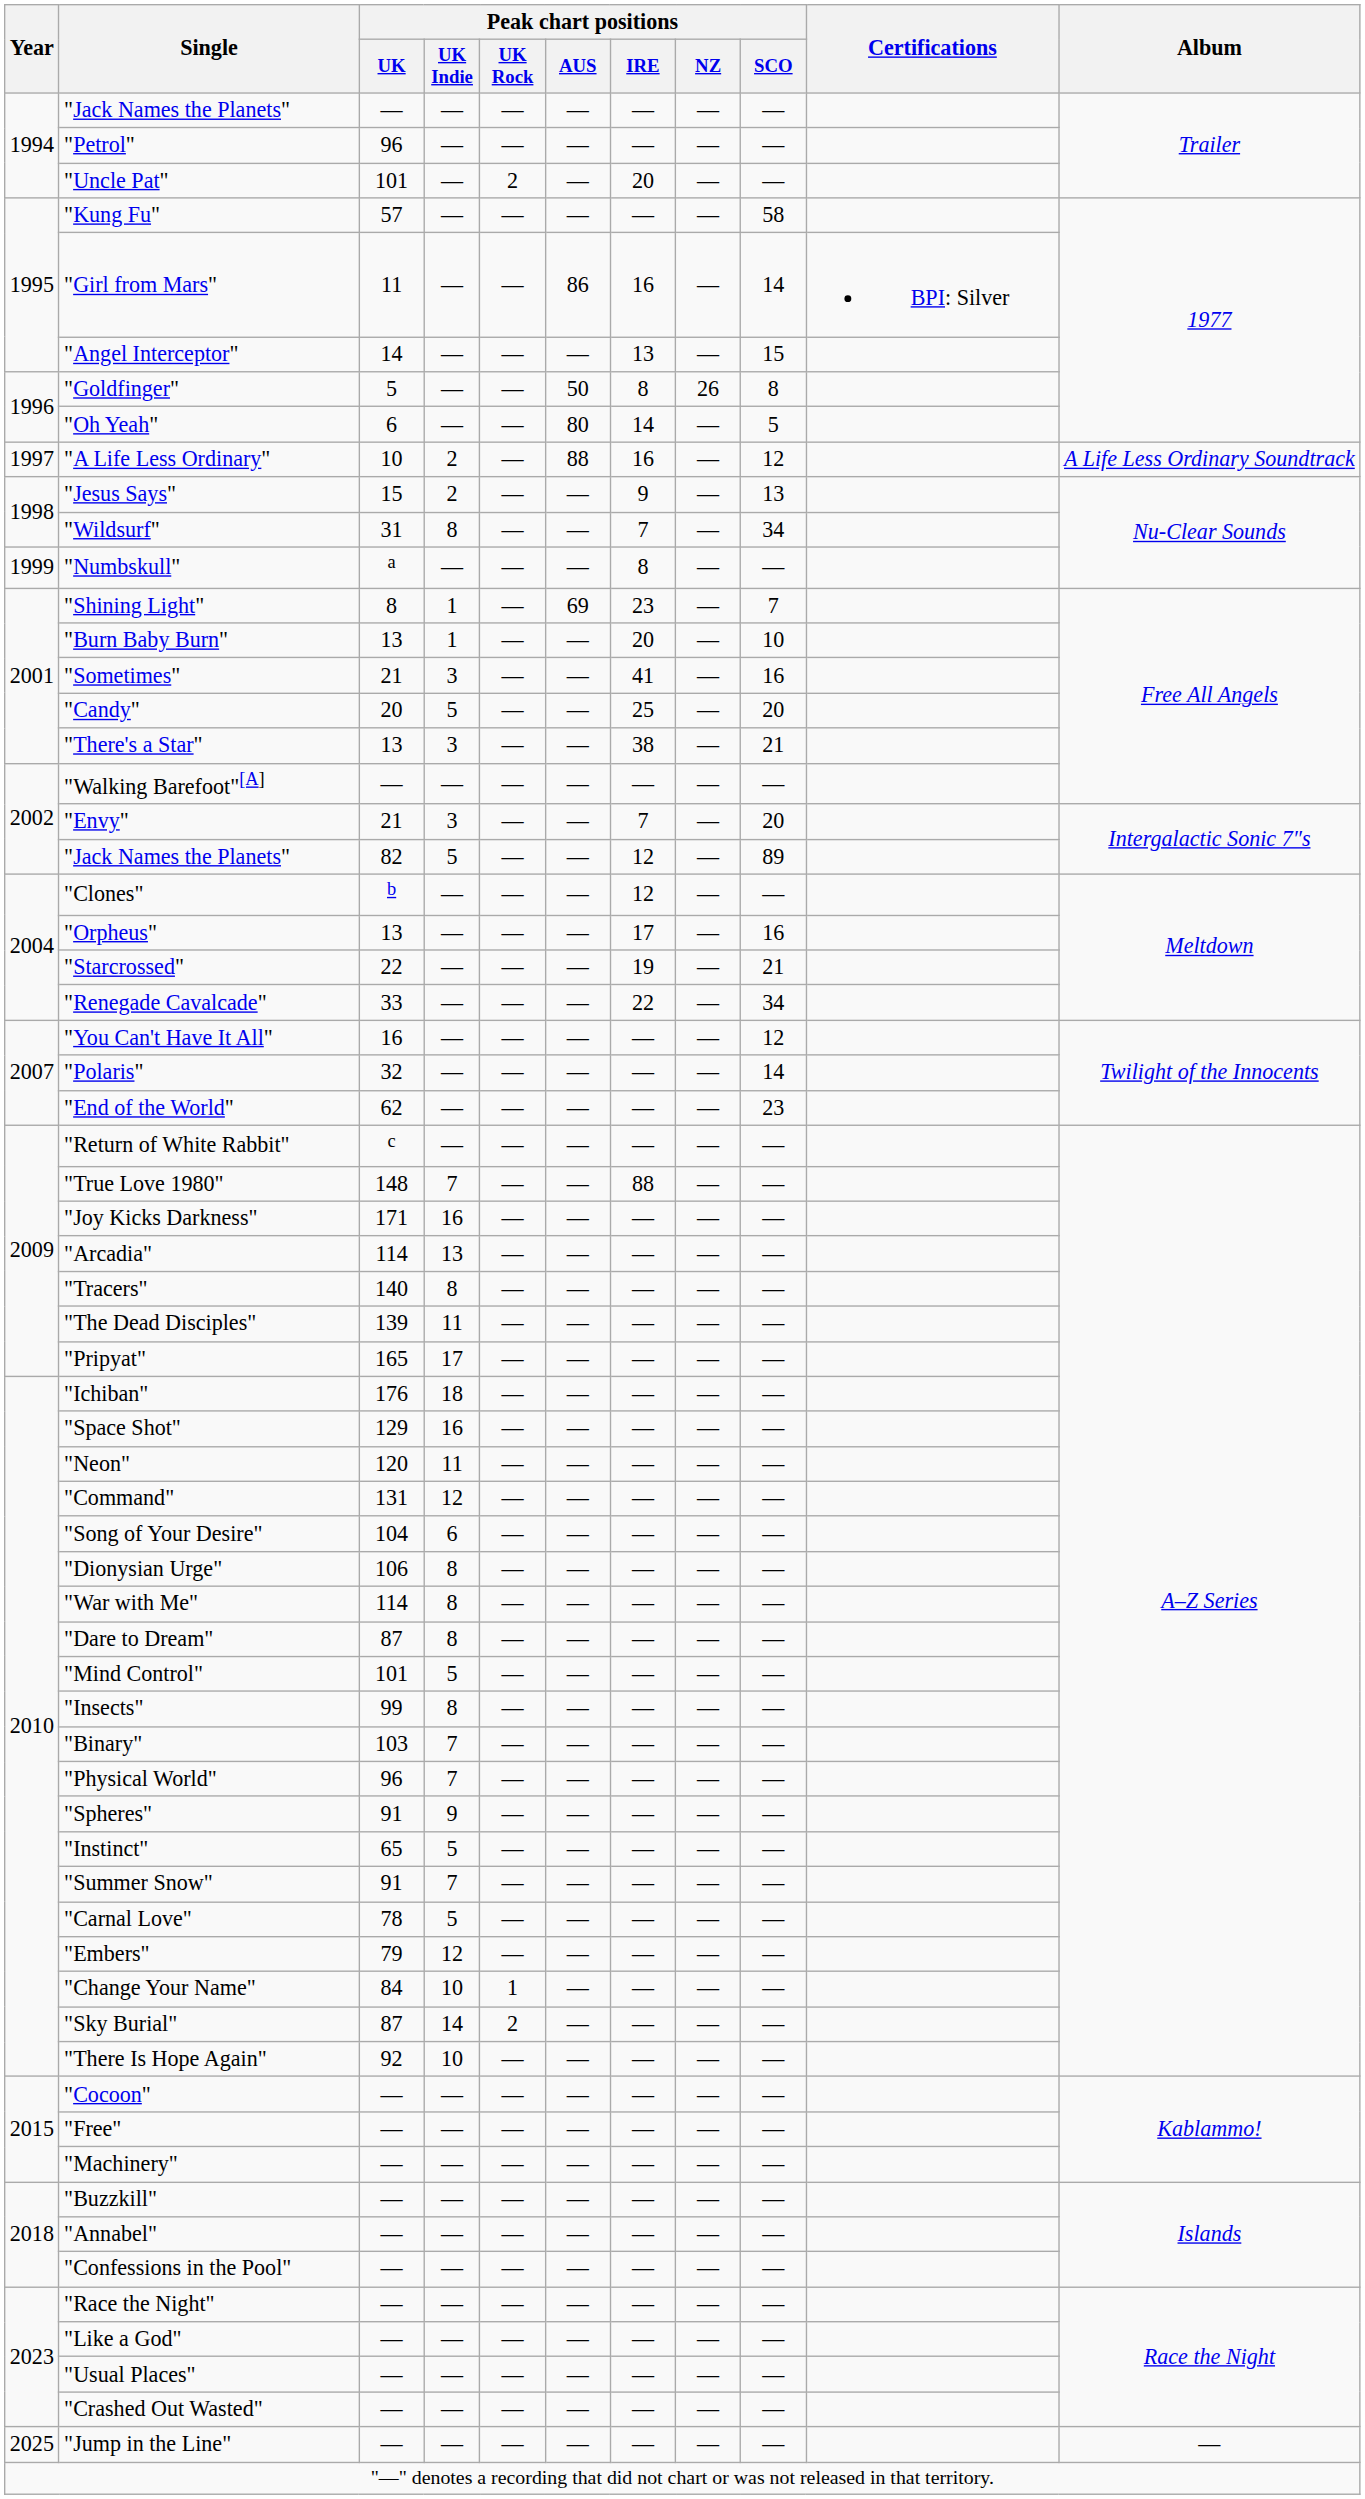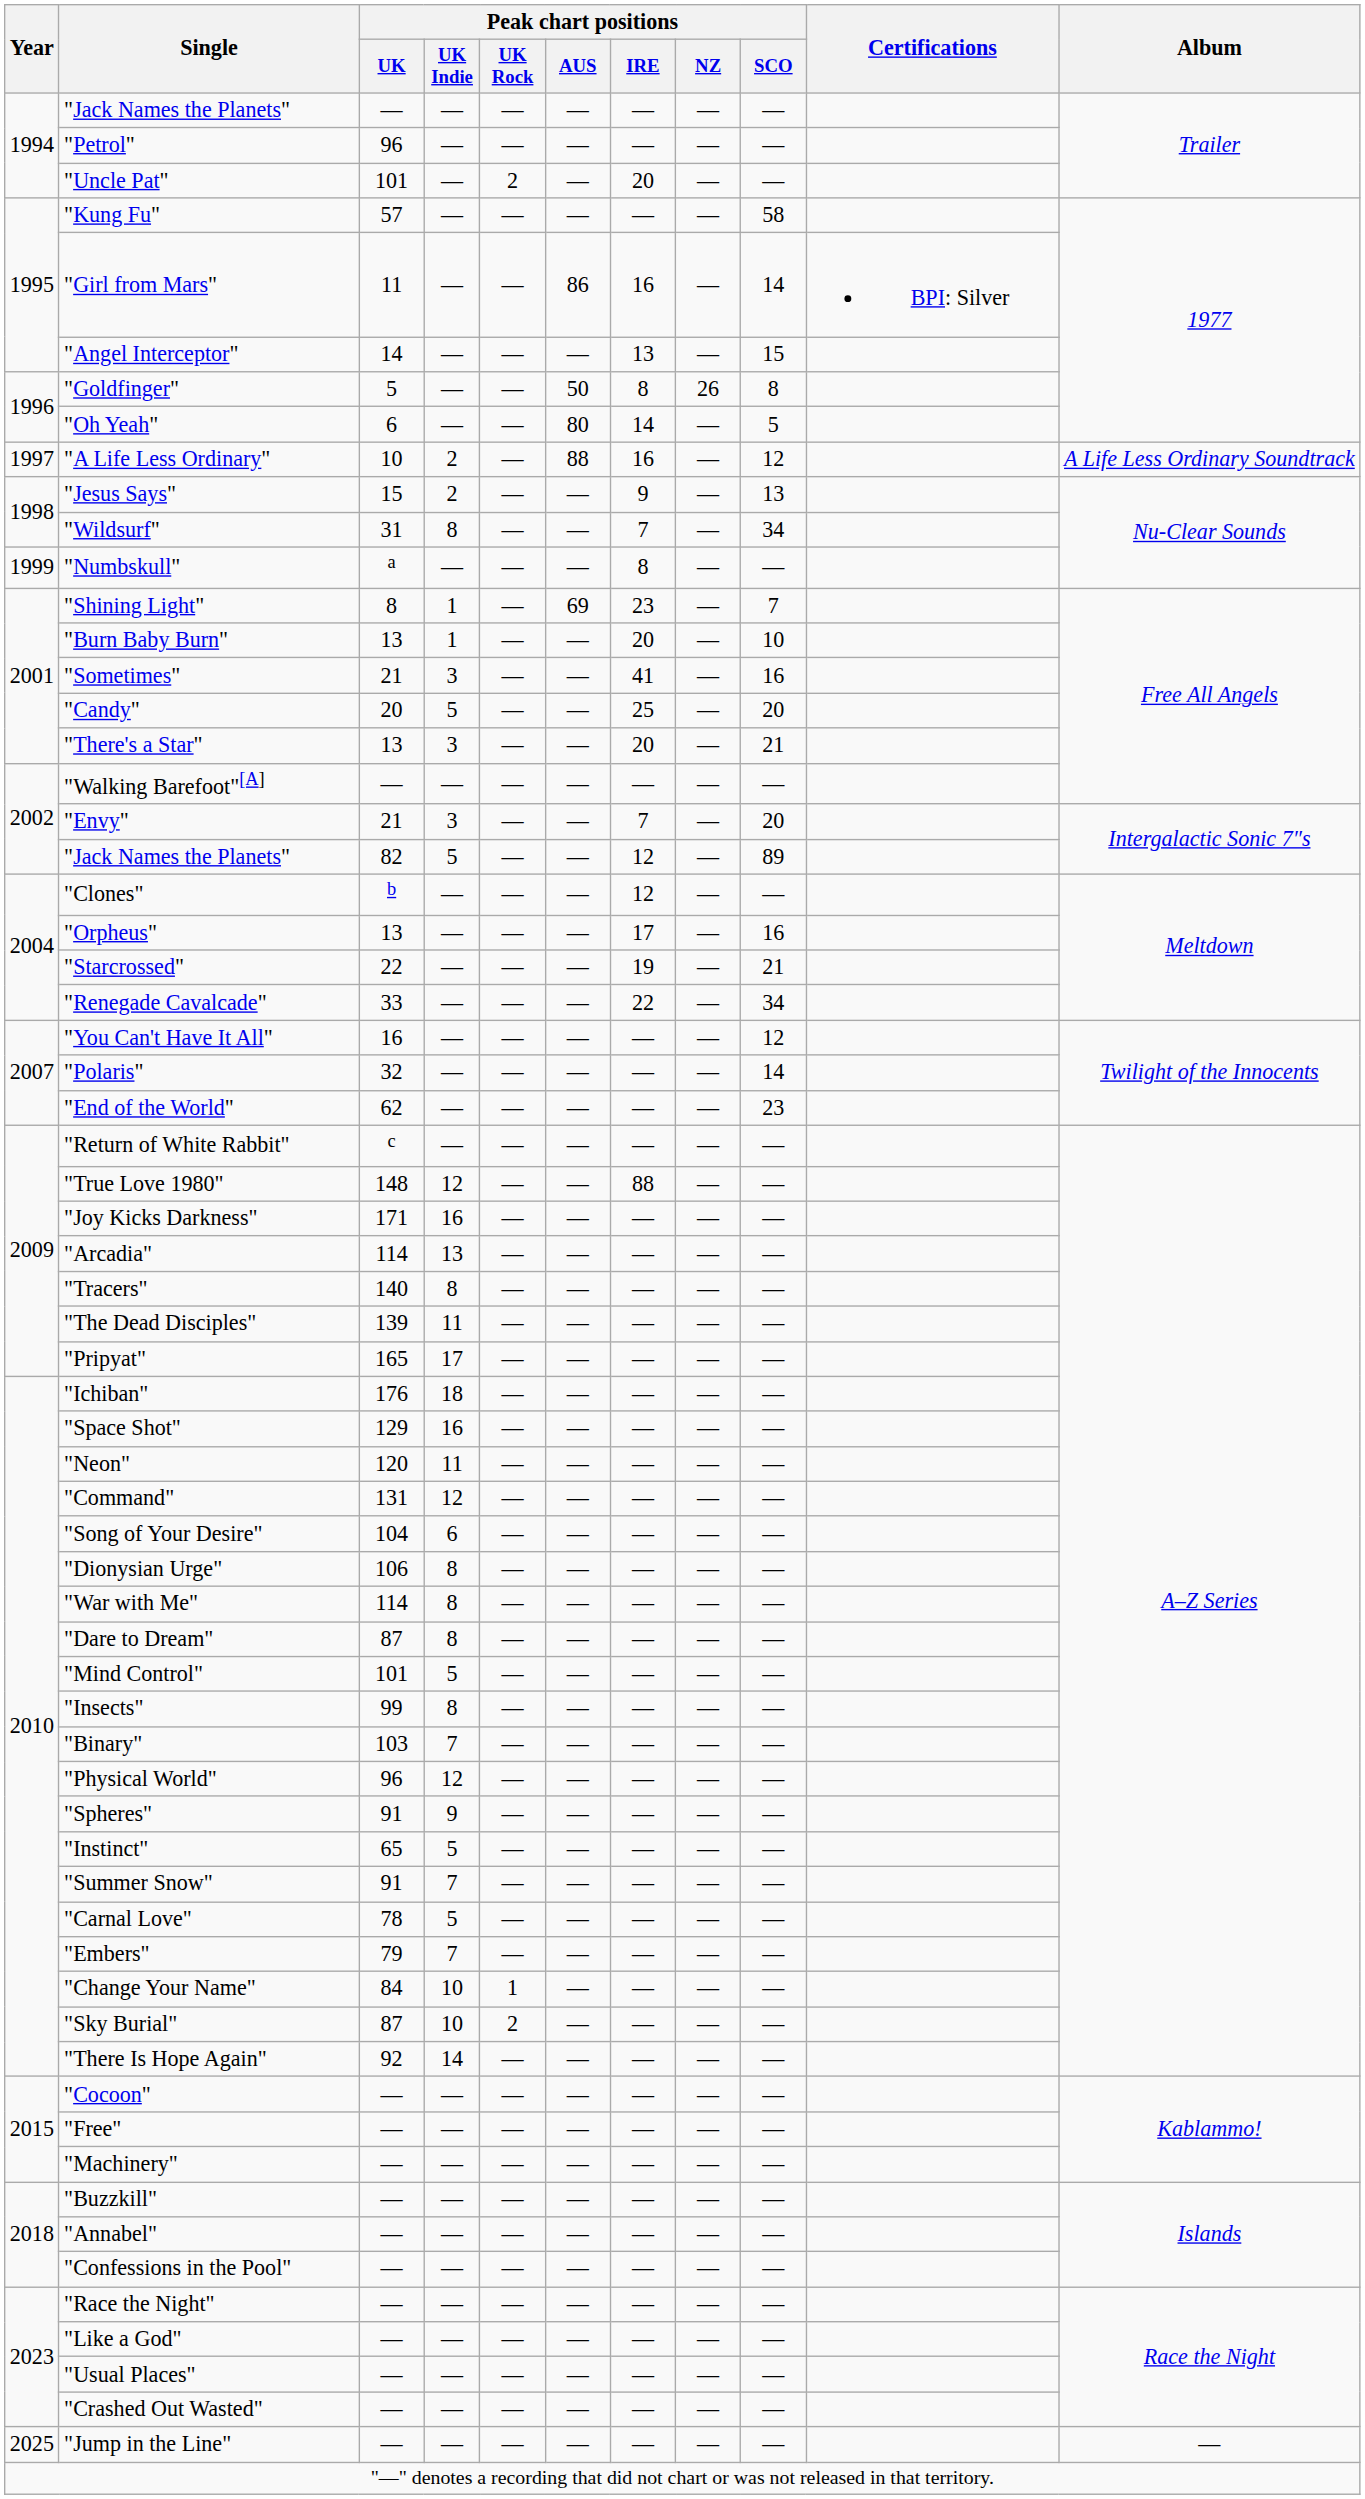(643, 745) 38 -> (643, 745) 20
(452, 1183) 7 -> (452, 1183) 12
(452, 1778) 7 -> (452, 1778) 12
(452, 1953) 12 -> (452, 1953) 7
(452, 2023) 14 -> (452, 2023) 10
(452, 2058) 10 -> (452, 2058) 14
